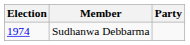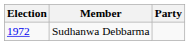(18, 31) 1974 -> (18, 31) 1972
